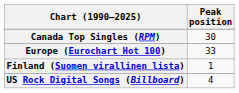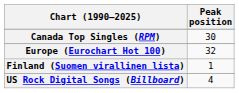(211, 51) 33 -> (211, 51) 32
